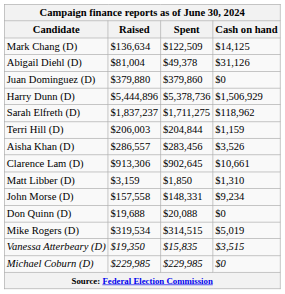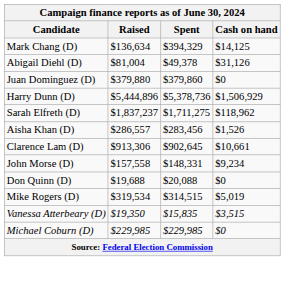(183, 46) $122,509 -> (183, 46) $394,329
- row: (35, 130)
(230, 146) $3,526 -> (230, 130) $1,526
- row: (41, 180)
